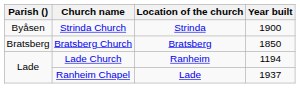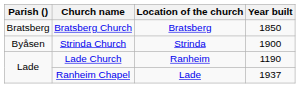rows swapped: (93, 43) <-> (93, 28)
(270, 59) 1194 -> (270, 59) 1190
